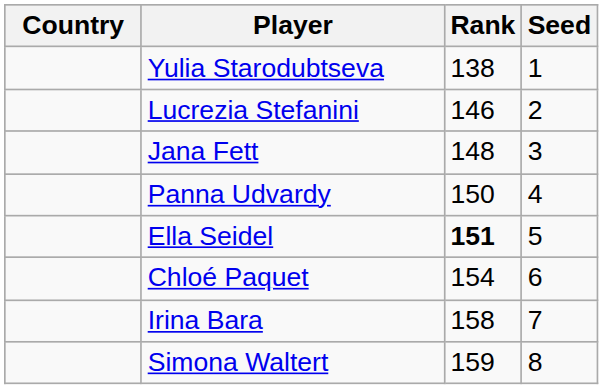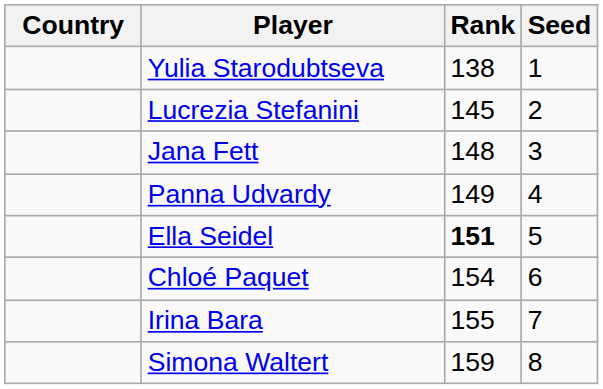(473, 109) 146 -> (473, 109) 145
(473, 194) 150 -> (473, 194) 149
(473, 320) 158 -> (473, 320) 155
